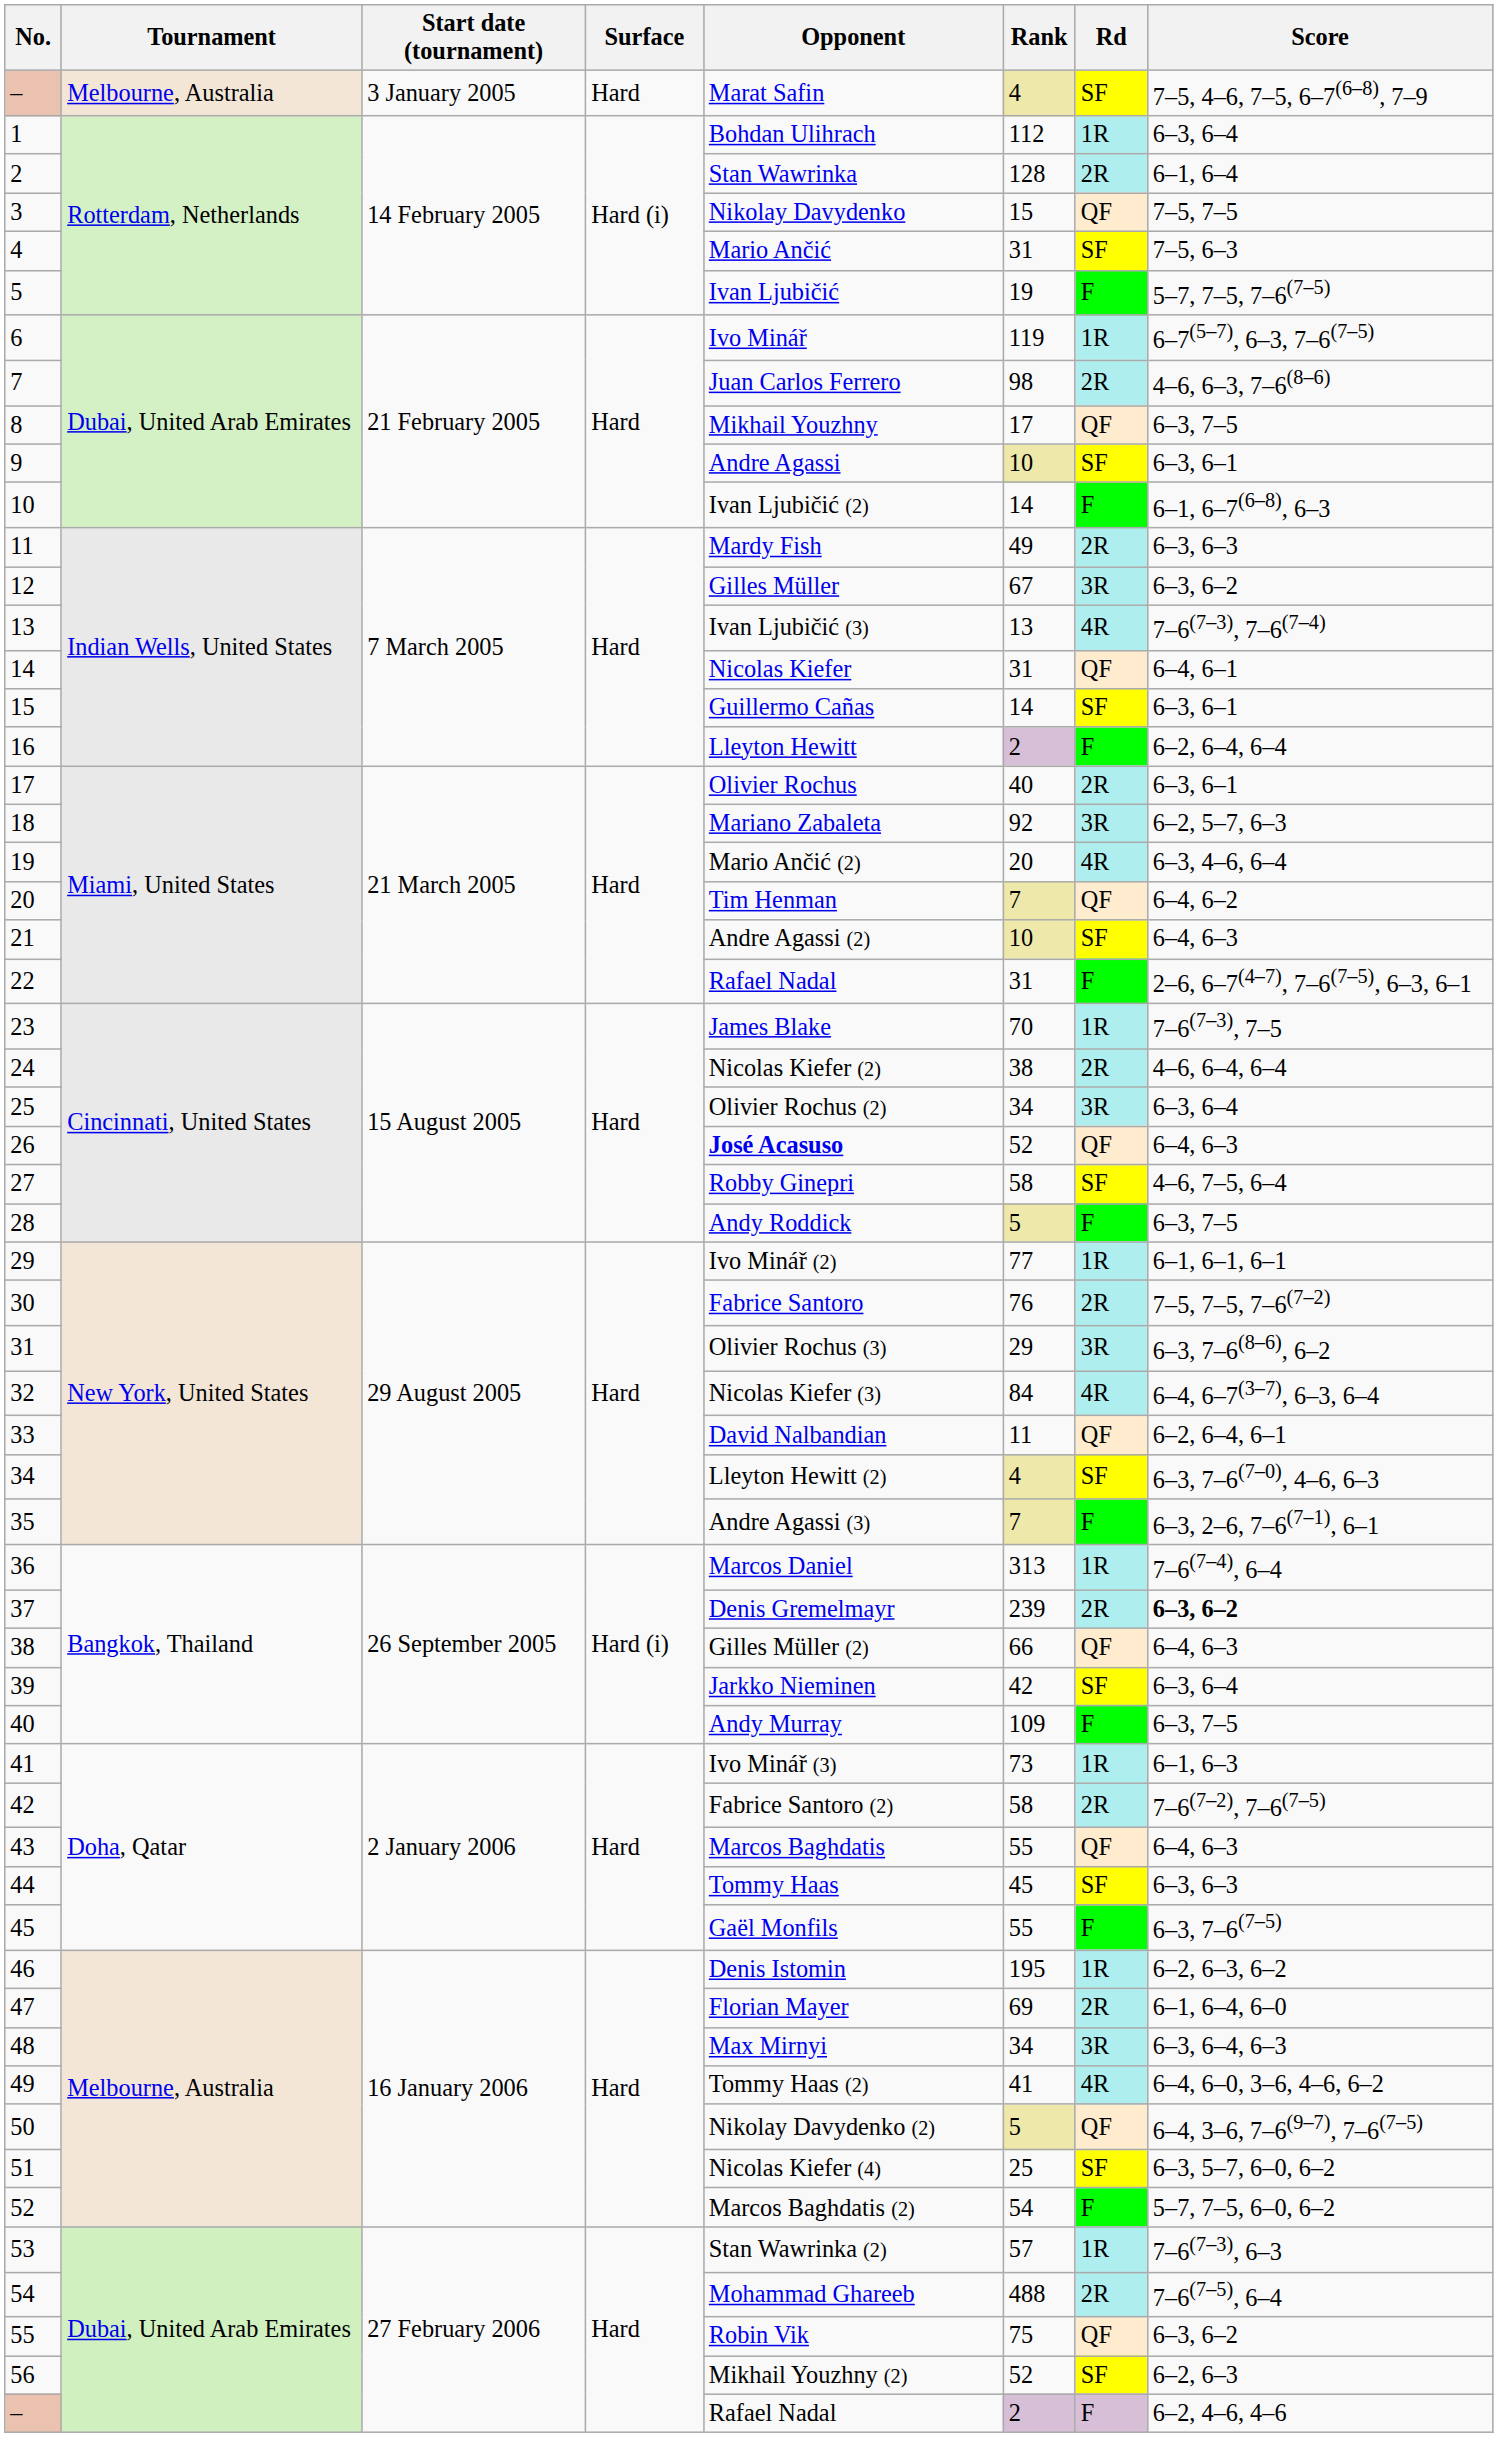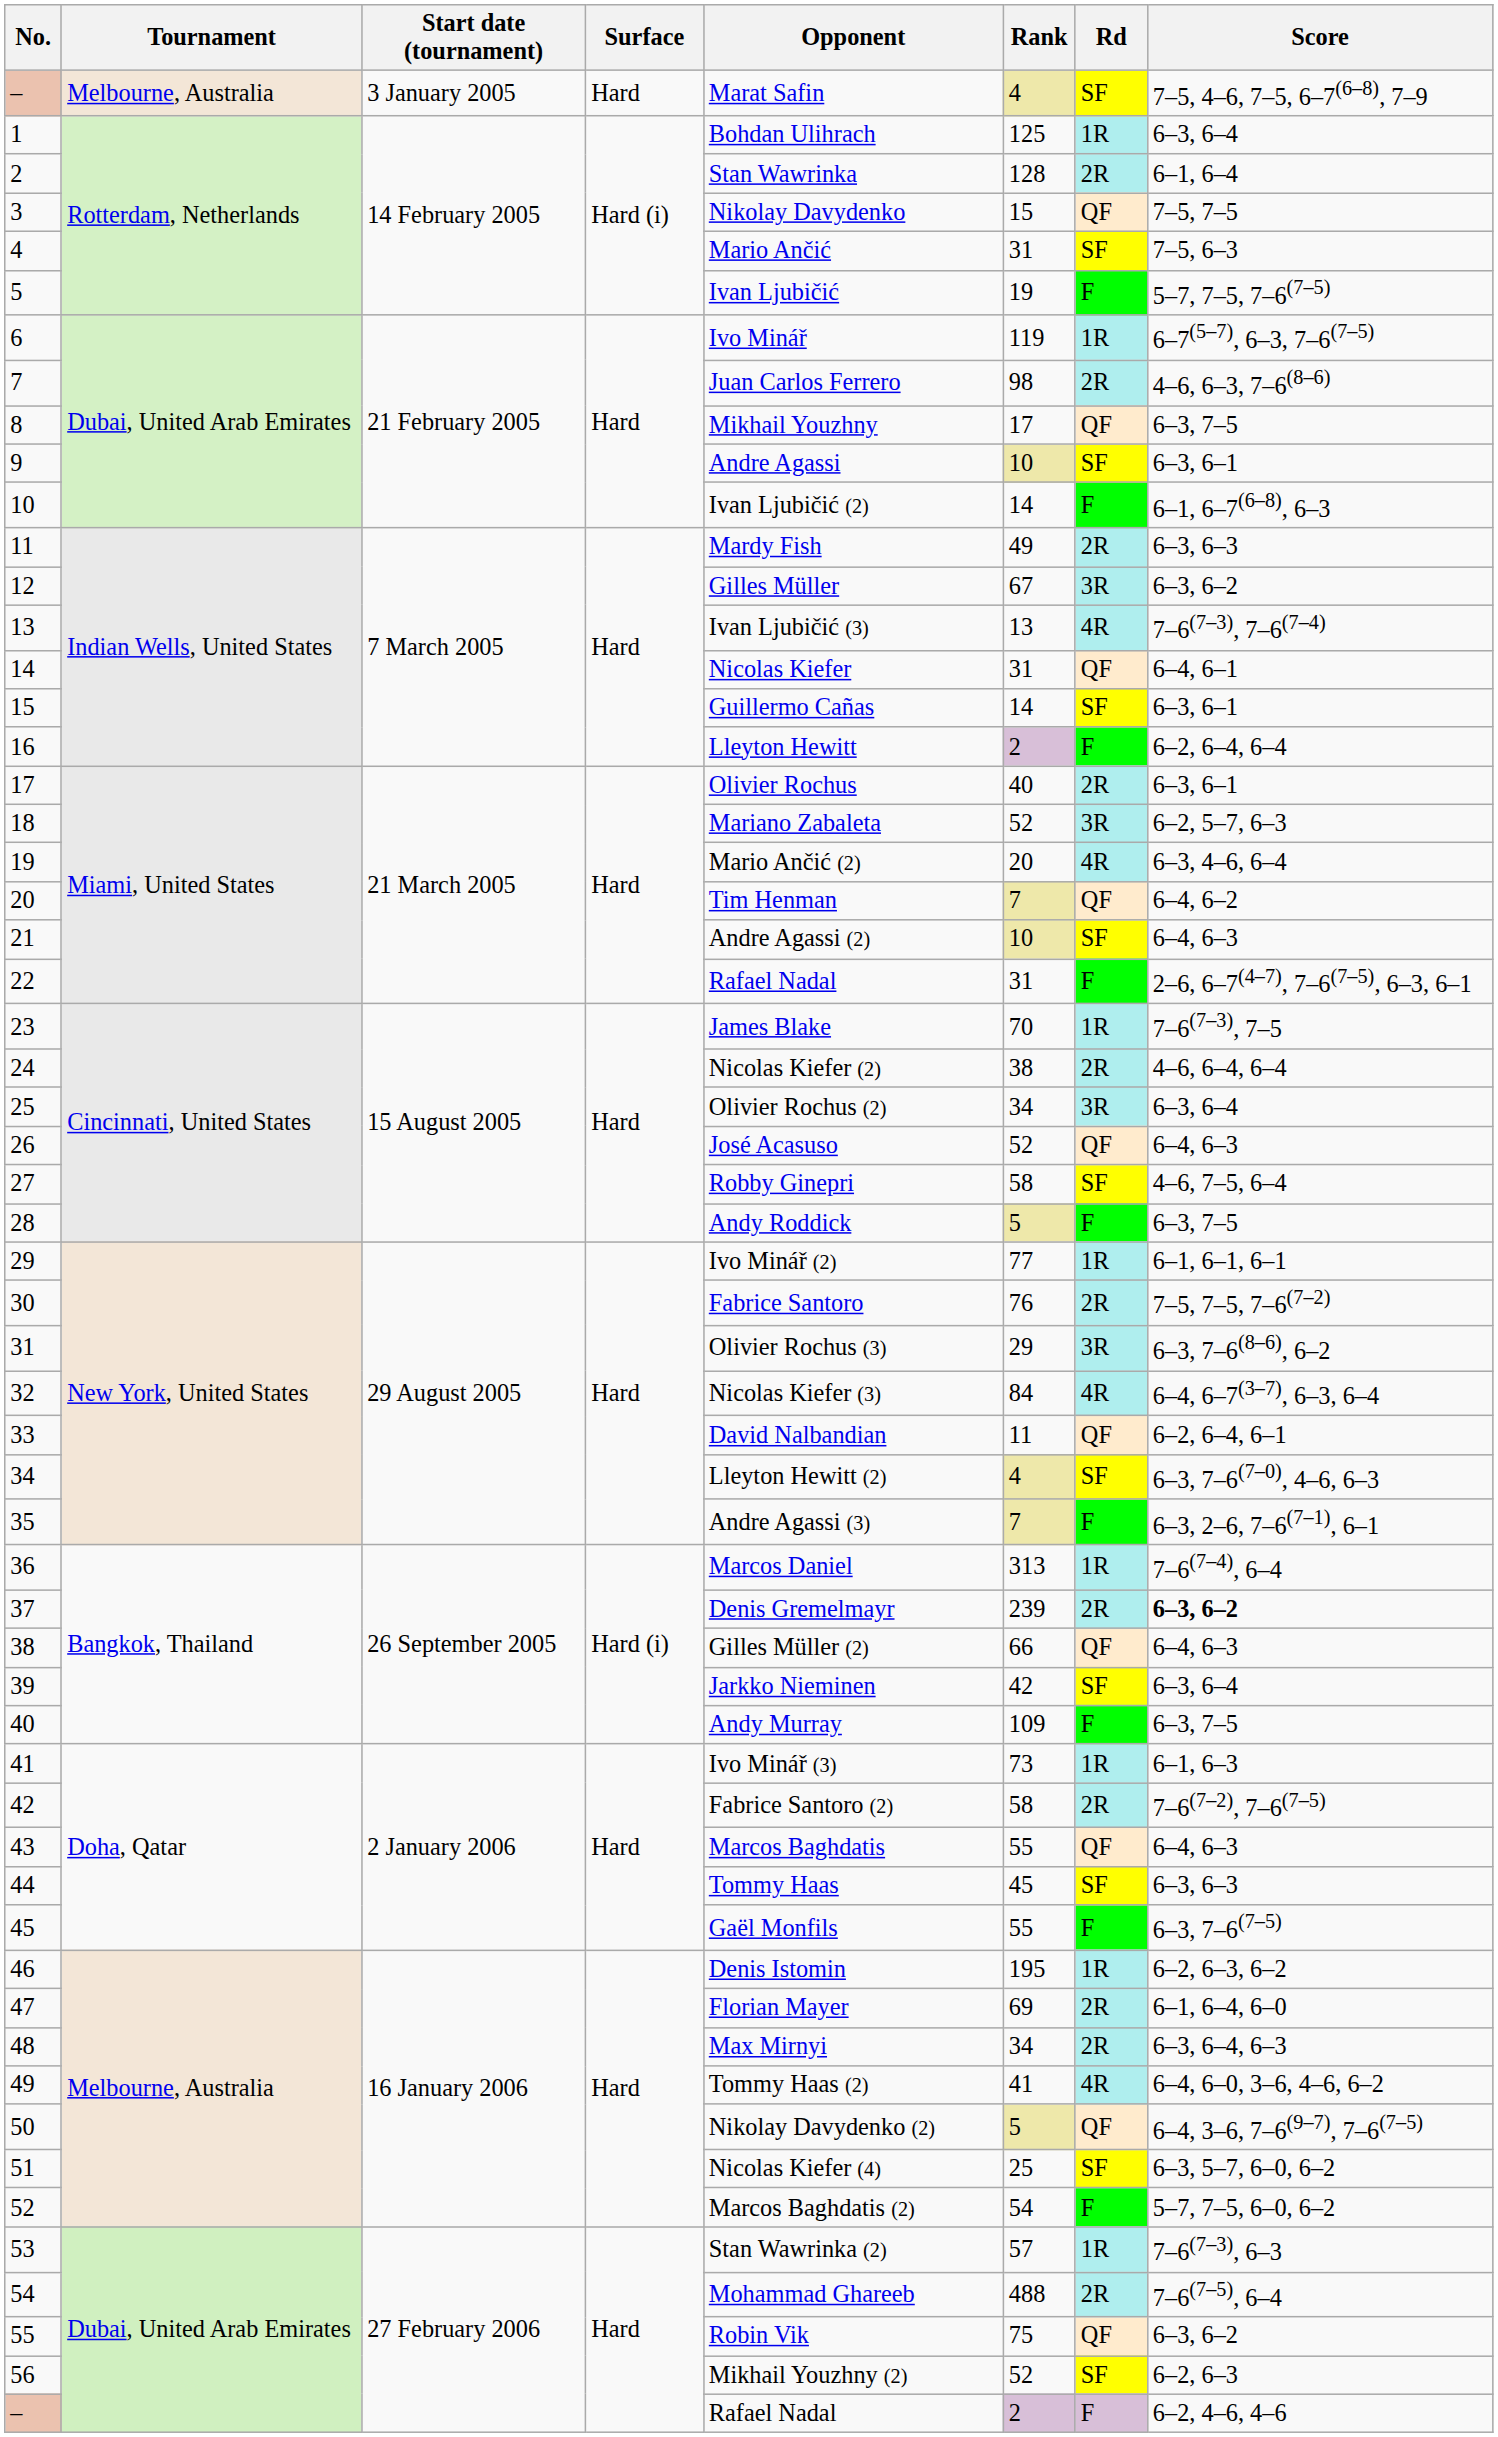(1027, 134) 112 -> (1027, 134) 125
(1021, 823) 92 -> (1021, 823) 52
(776, 1145) bold -> (773, 1145) normal
(1095, 2046) 3R -> (1095, 2046) 2R
